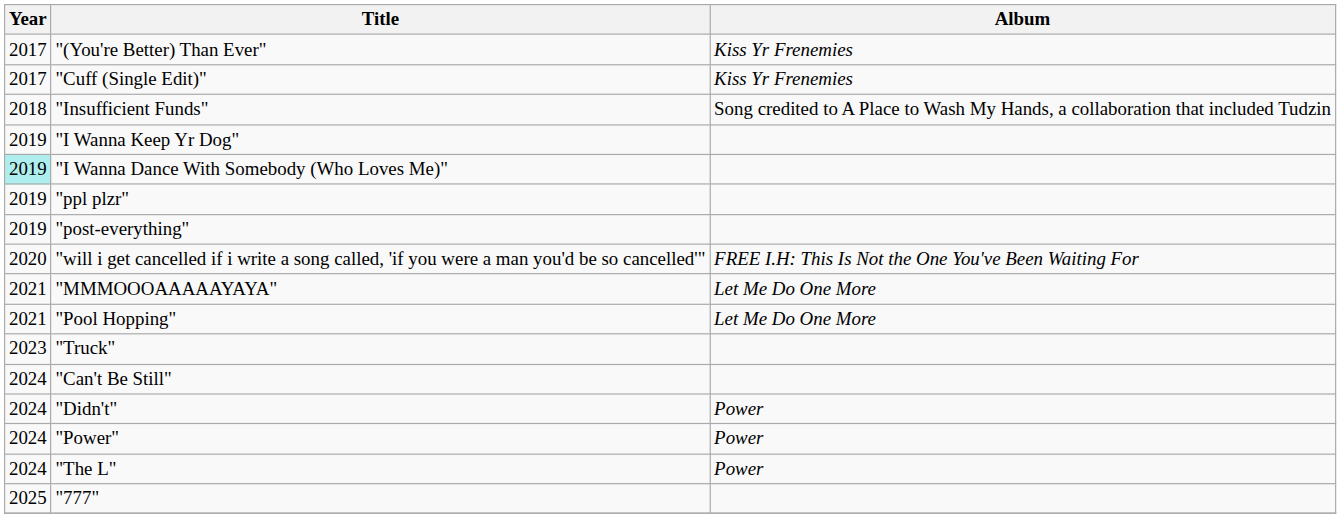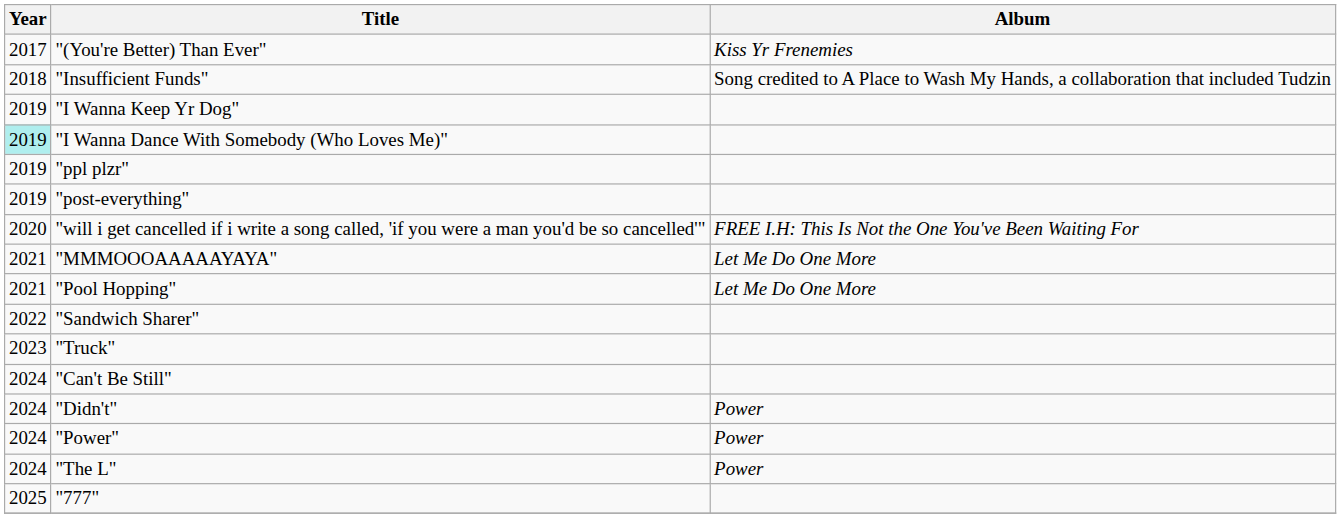- row: (131, 79)
+ row: (127, 318)
